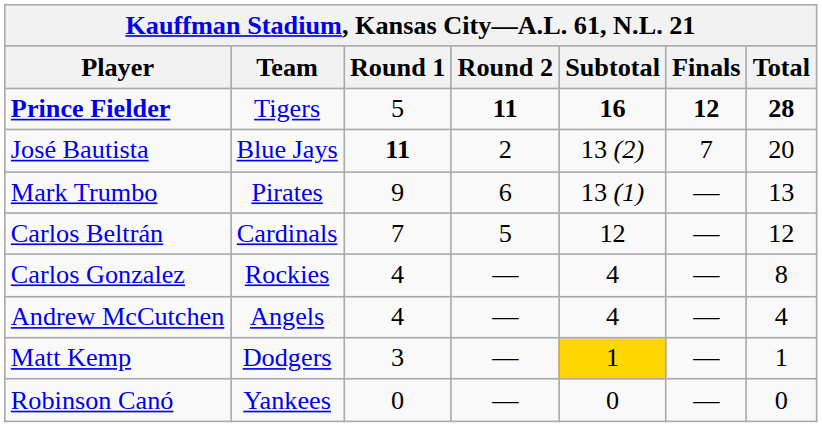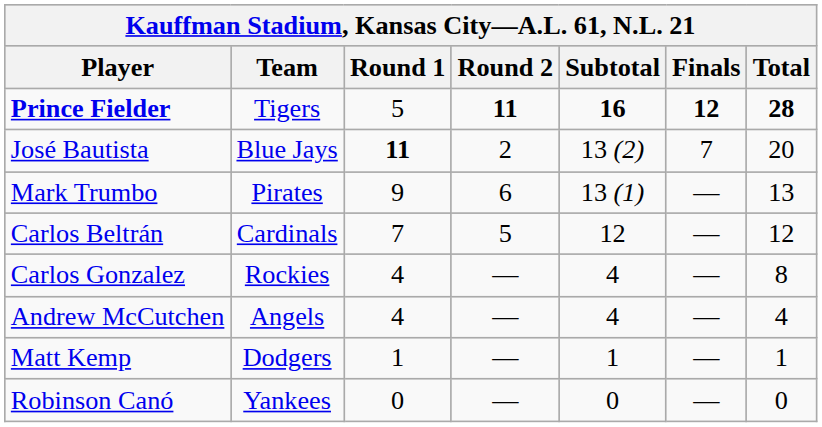(398, 358) 3 -> (398, 358) 1
(613, 358) gold background -> (613, 358) no background
